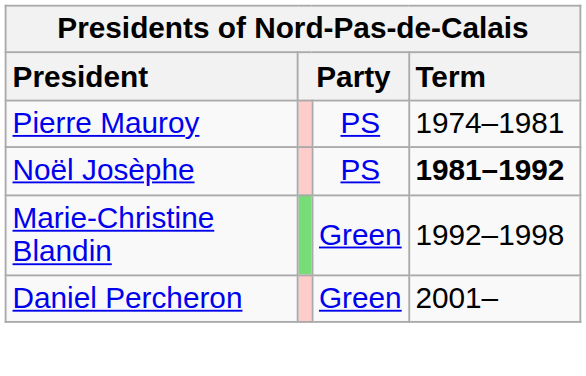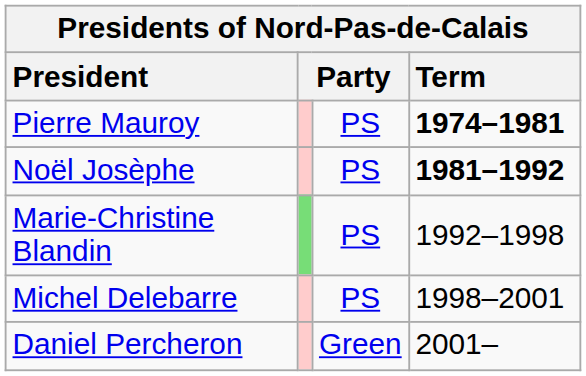(490, 123) normal -> (490, 123) bold
(360, 234) Green -> (360, 234) PS
+ row: (125, 298)
